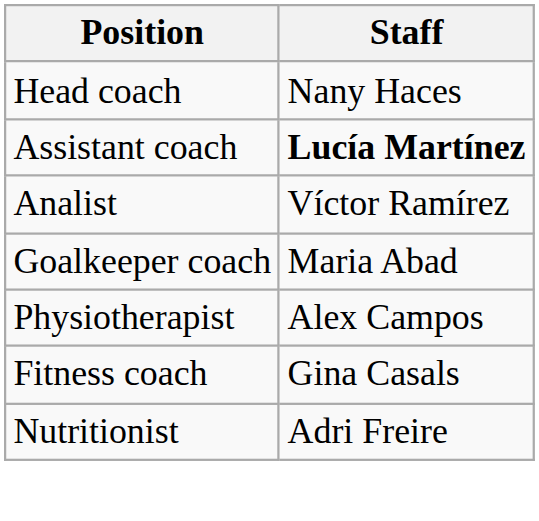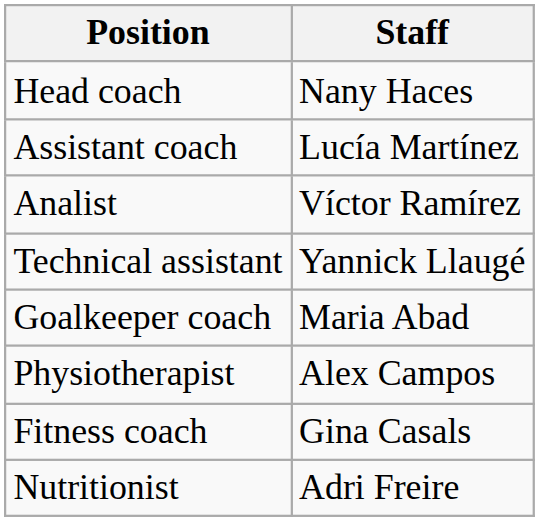(407, 146) bold -> (409, 146) normal
+ row: (148, 260)
